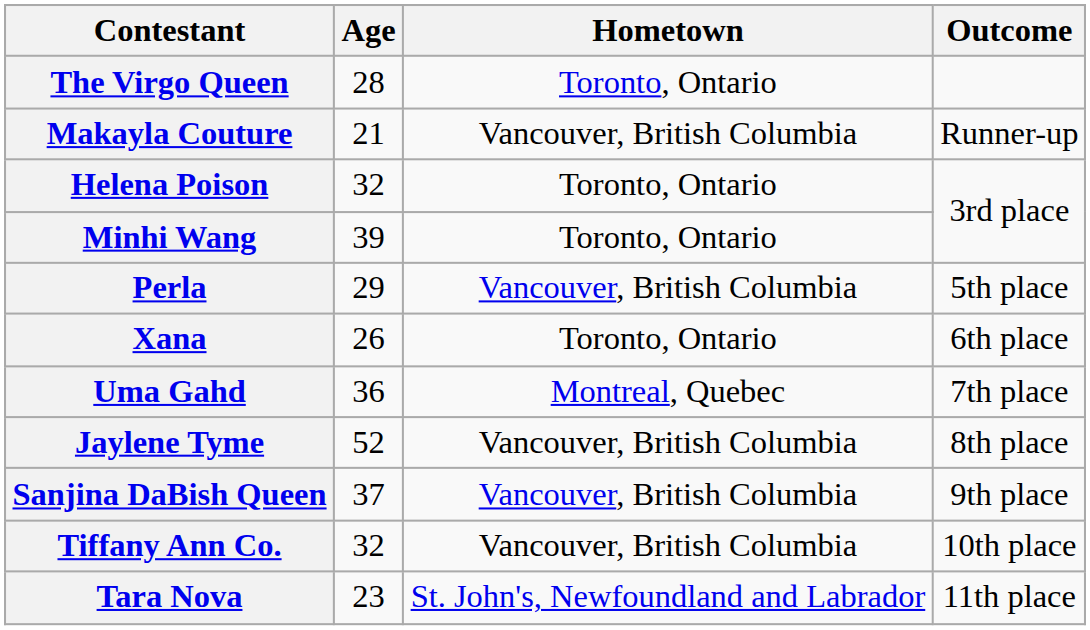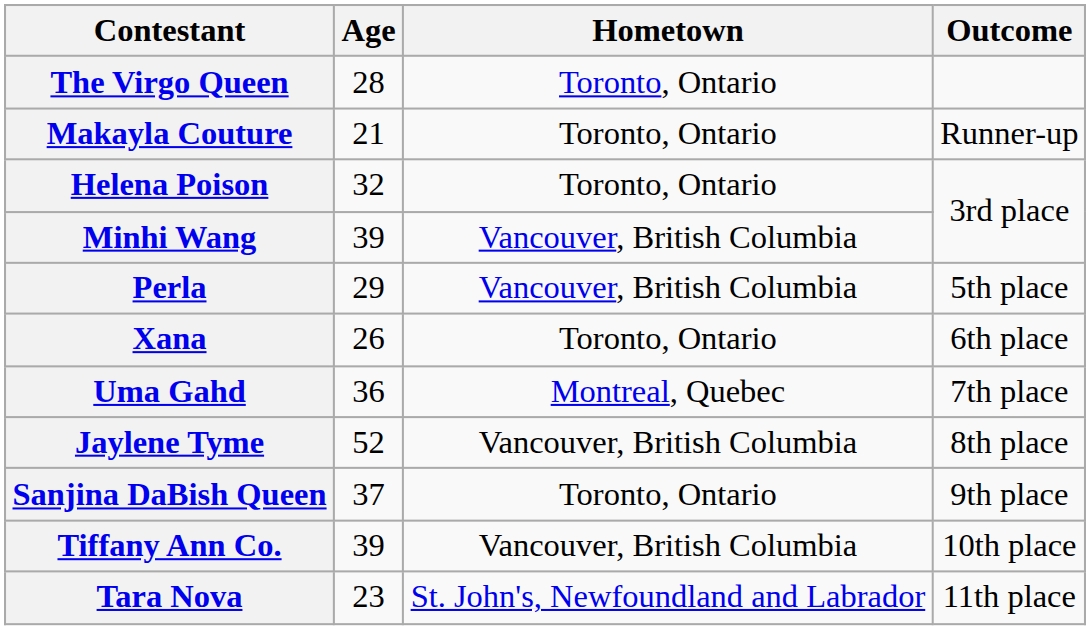(668, 133) Vancouver, British Columbia -> (668, 133) Toronto, Ontario
(668, 236) Toronto, Ontario -> (668, 236) Vancouver, British Columbia
(668, 493) Vancouver, British Columbia -> (668, 493) Toronto, Ontario
(369, 545) 32 -> (369, 545) 39
